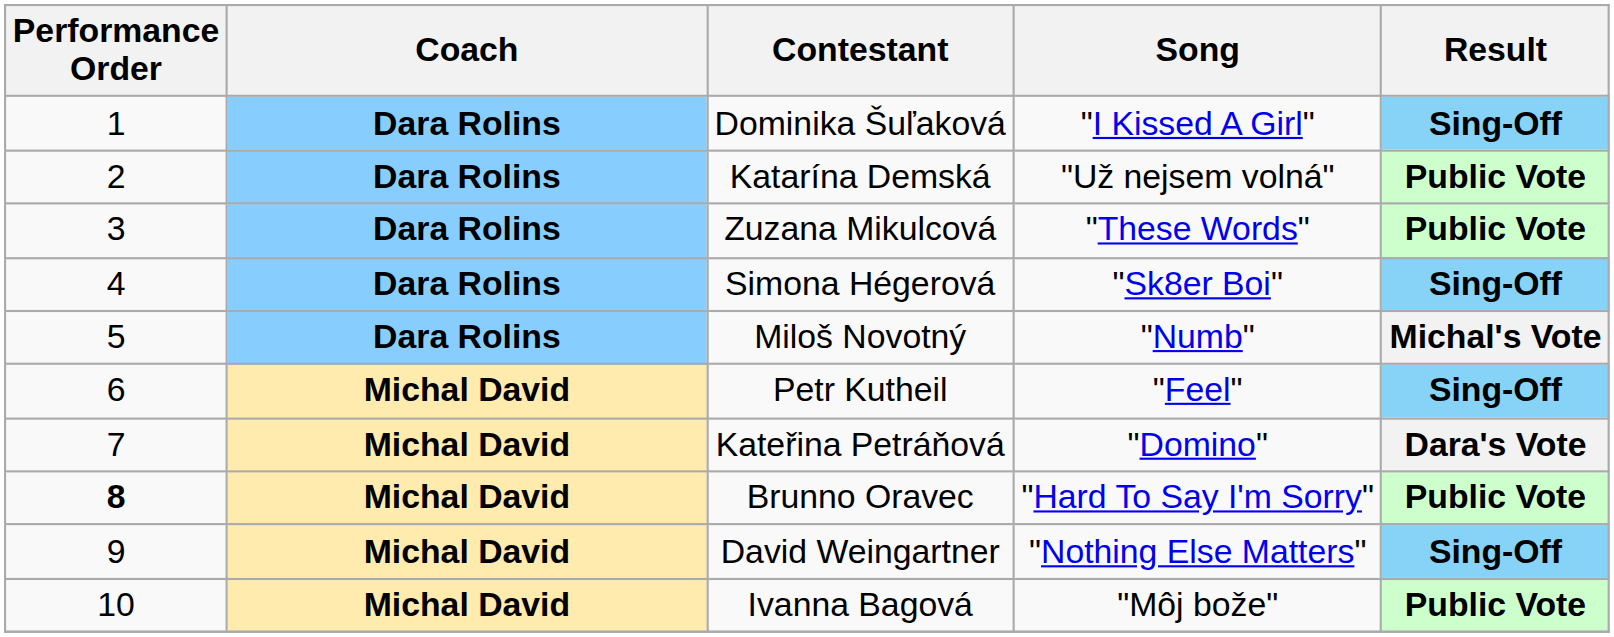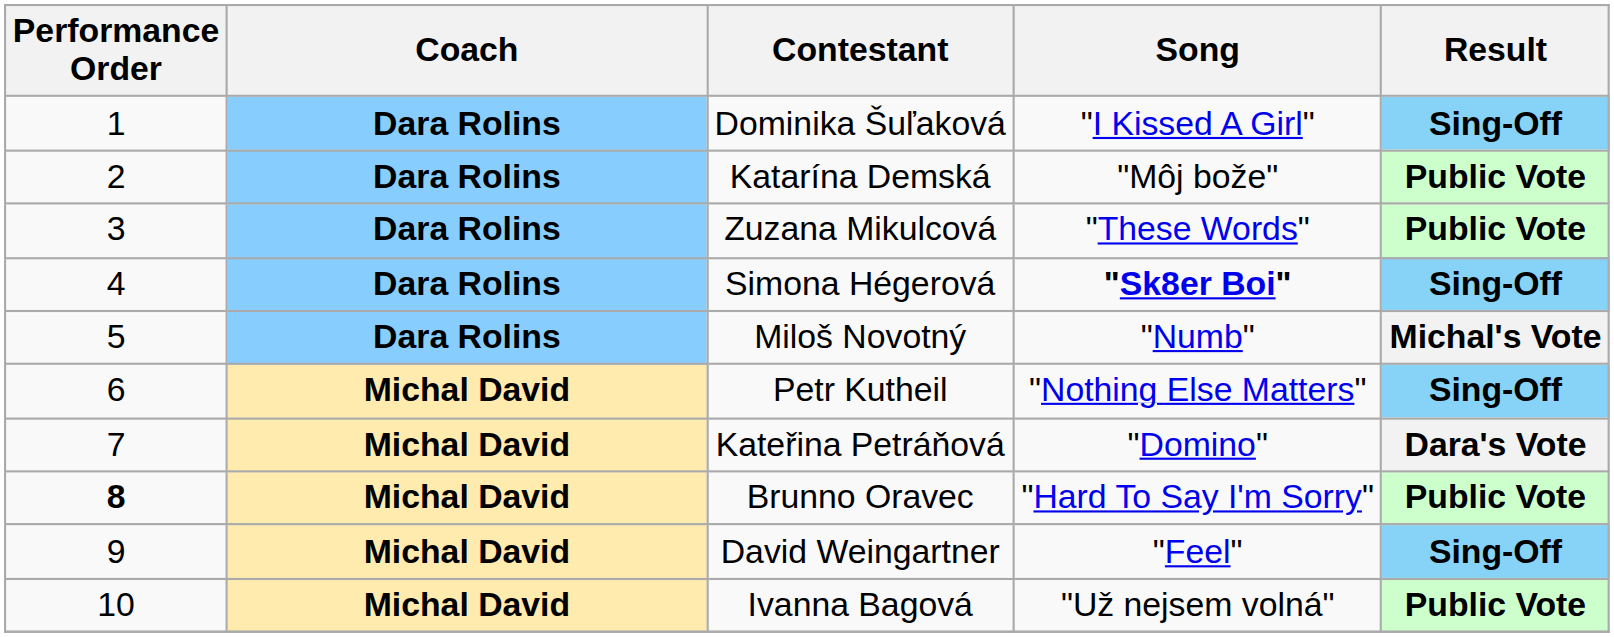(1198, 176) "Už nejsem volná" -> (1198, 176) "Môj bože"
(1198, 283) normal -> (1198, 283) bold
(1198, 390) "Feel" -> (1198, 390) "Nothing Else Matters"
(1198, 551) "Nothing Else Matters" -> (1198, 551) "Feel"
(1198, 604) "Môj bože" -> (1198, 604) "Už nejsem volná"
